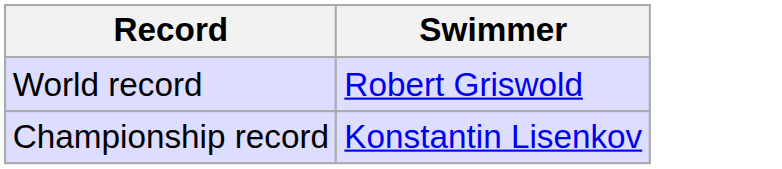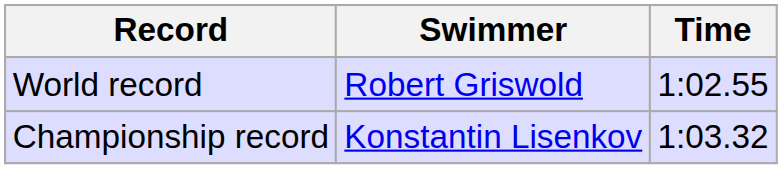+ column: (713, 30)
